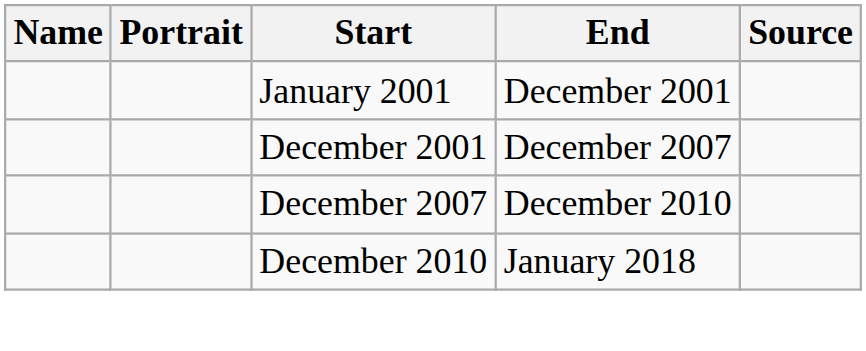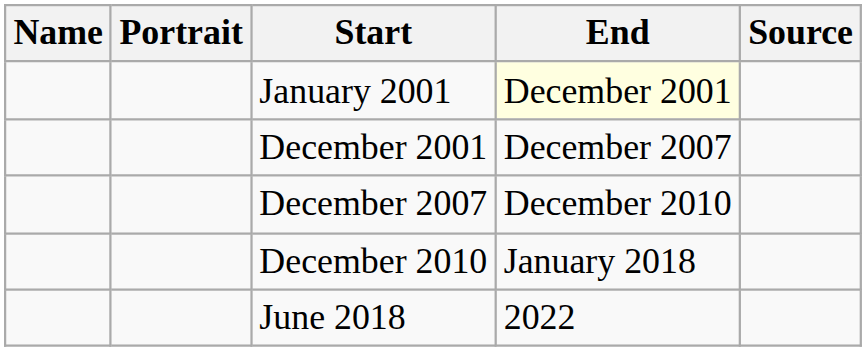(618, 89) no background -> (618, 89) lightyellow background
+ row: (333, 317)
